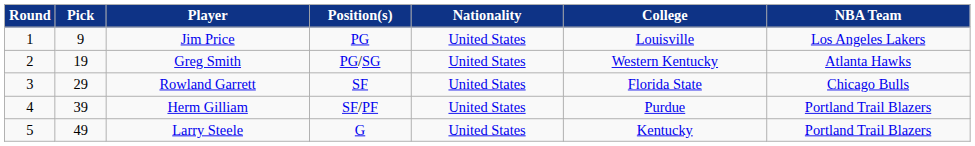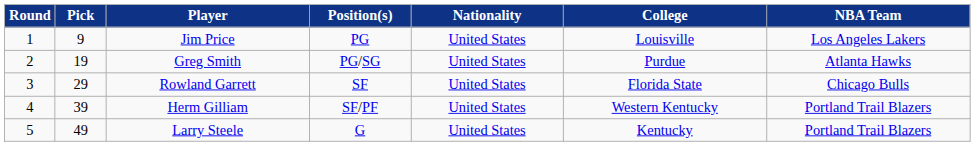(665, 61) Western Kentucky -> (665, 61) Purdue
(665, 107) Purdue -> (665, 107) Western Kentucky
